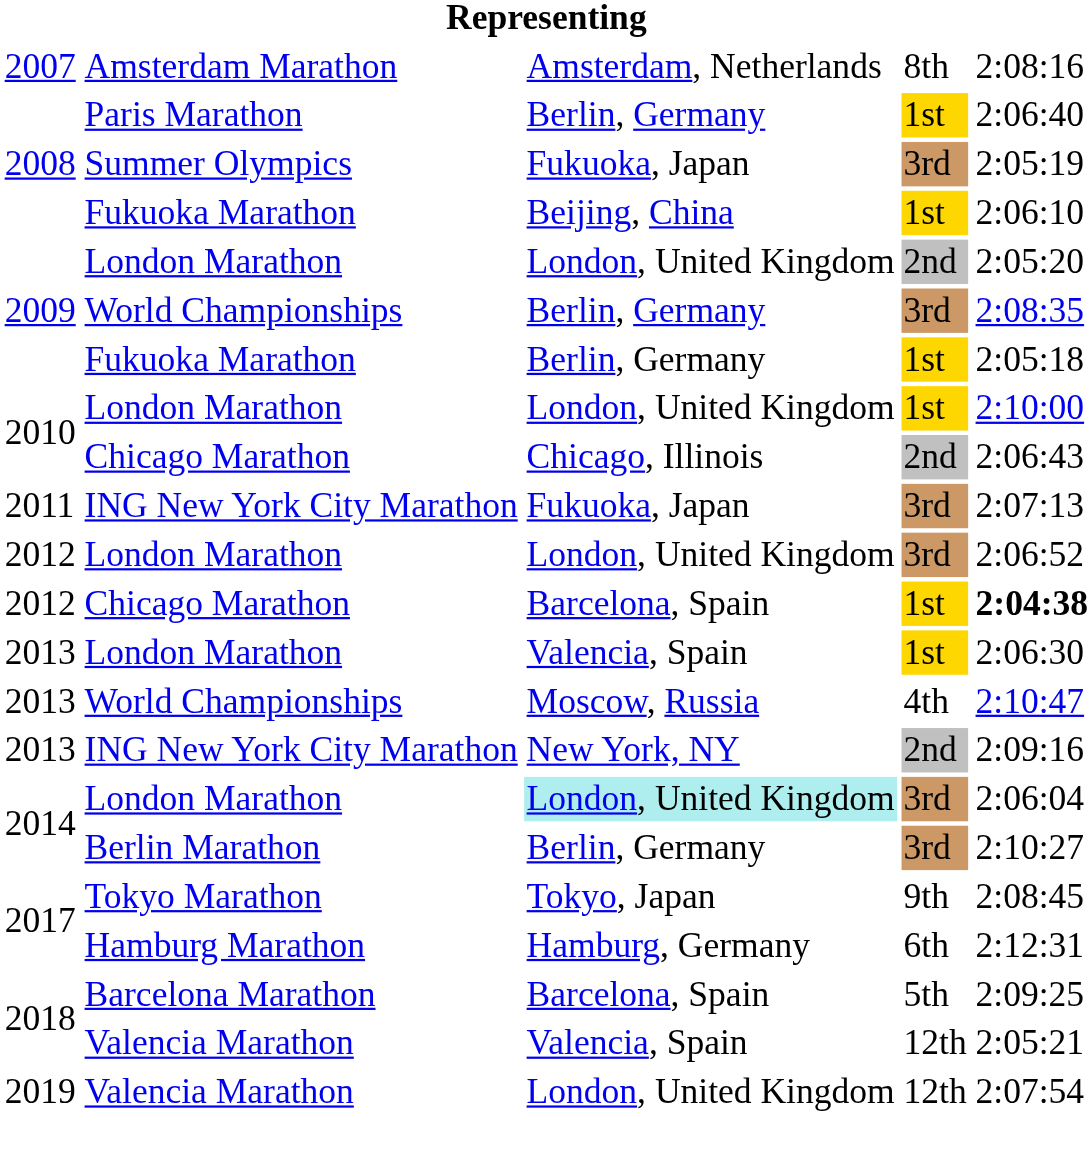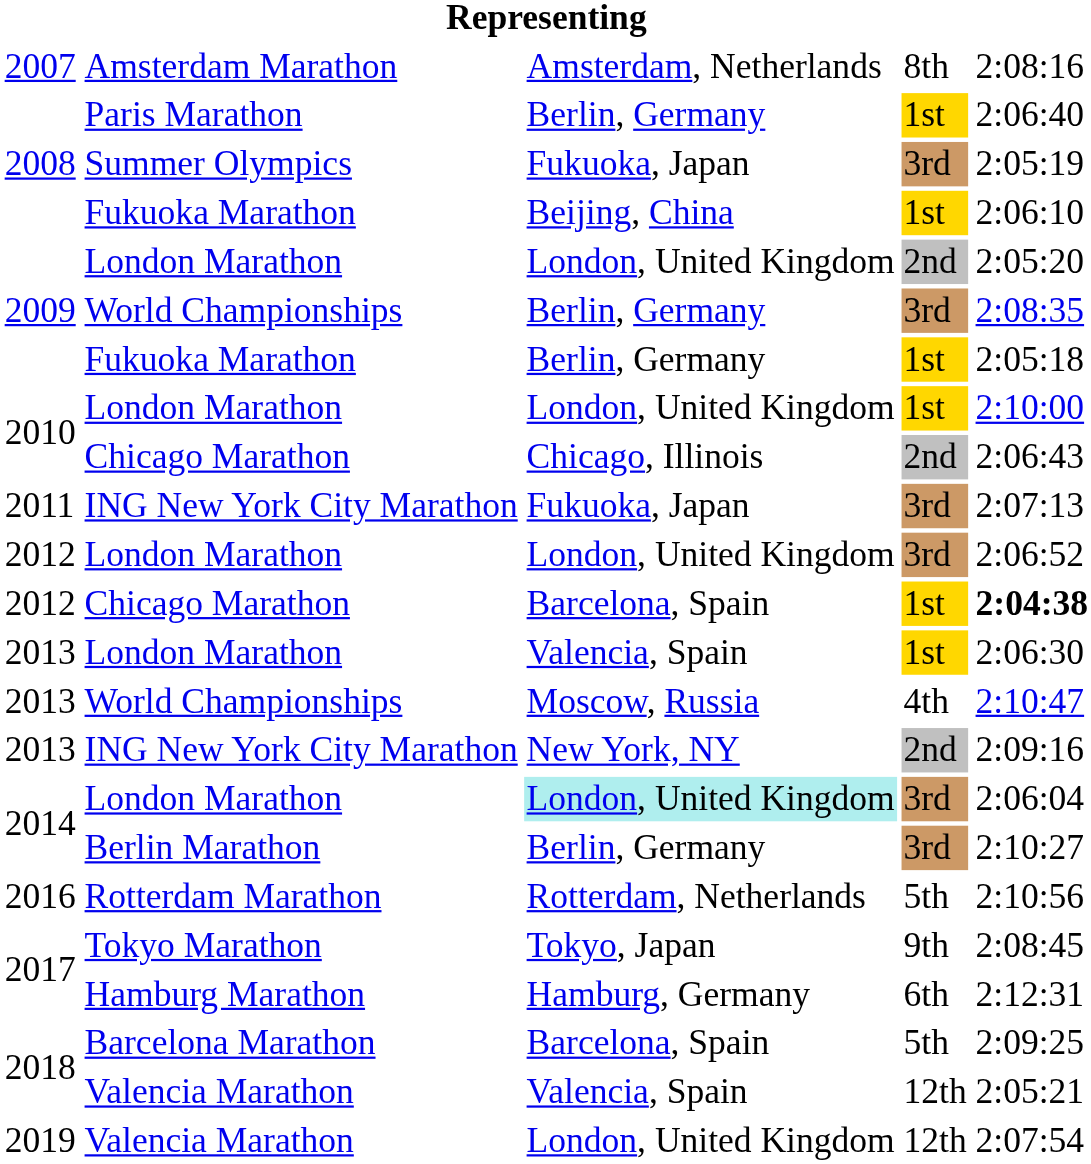+ row: (40, 896)
